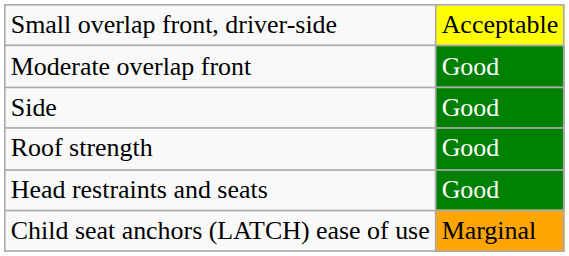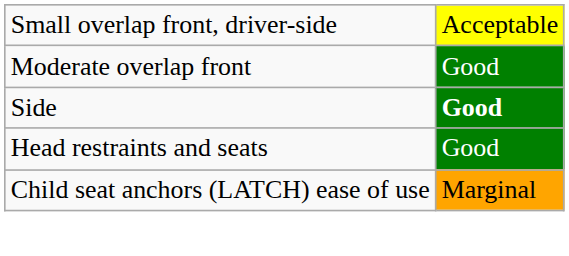(470, 107) normal -> (472, 107) bold
- row: (82, 148)
